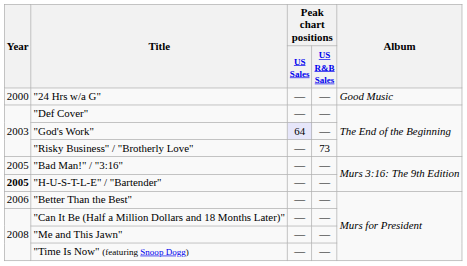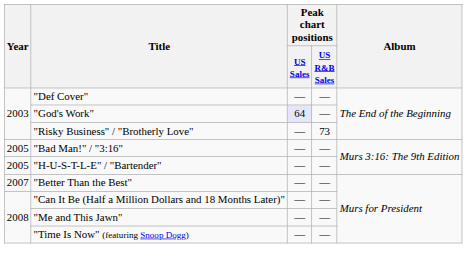- row: (67, 96)
(18, 182) bold -> (18, 165) normal
(18, 200) 2006 -> (18, 182) 2007
